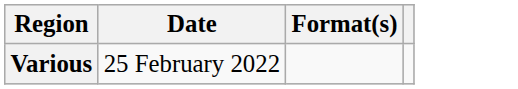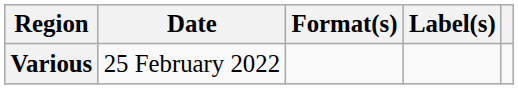+ column: (452, 24)
